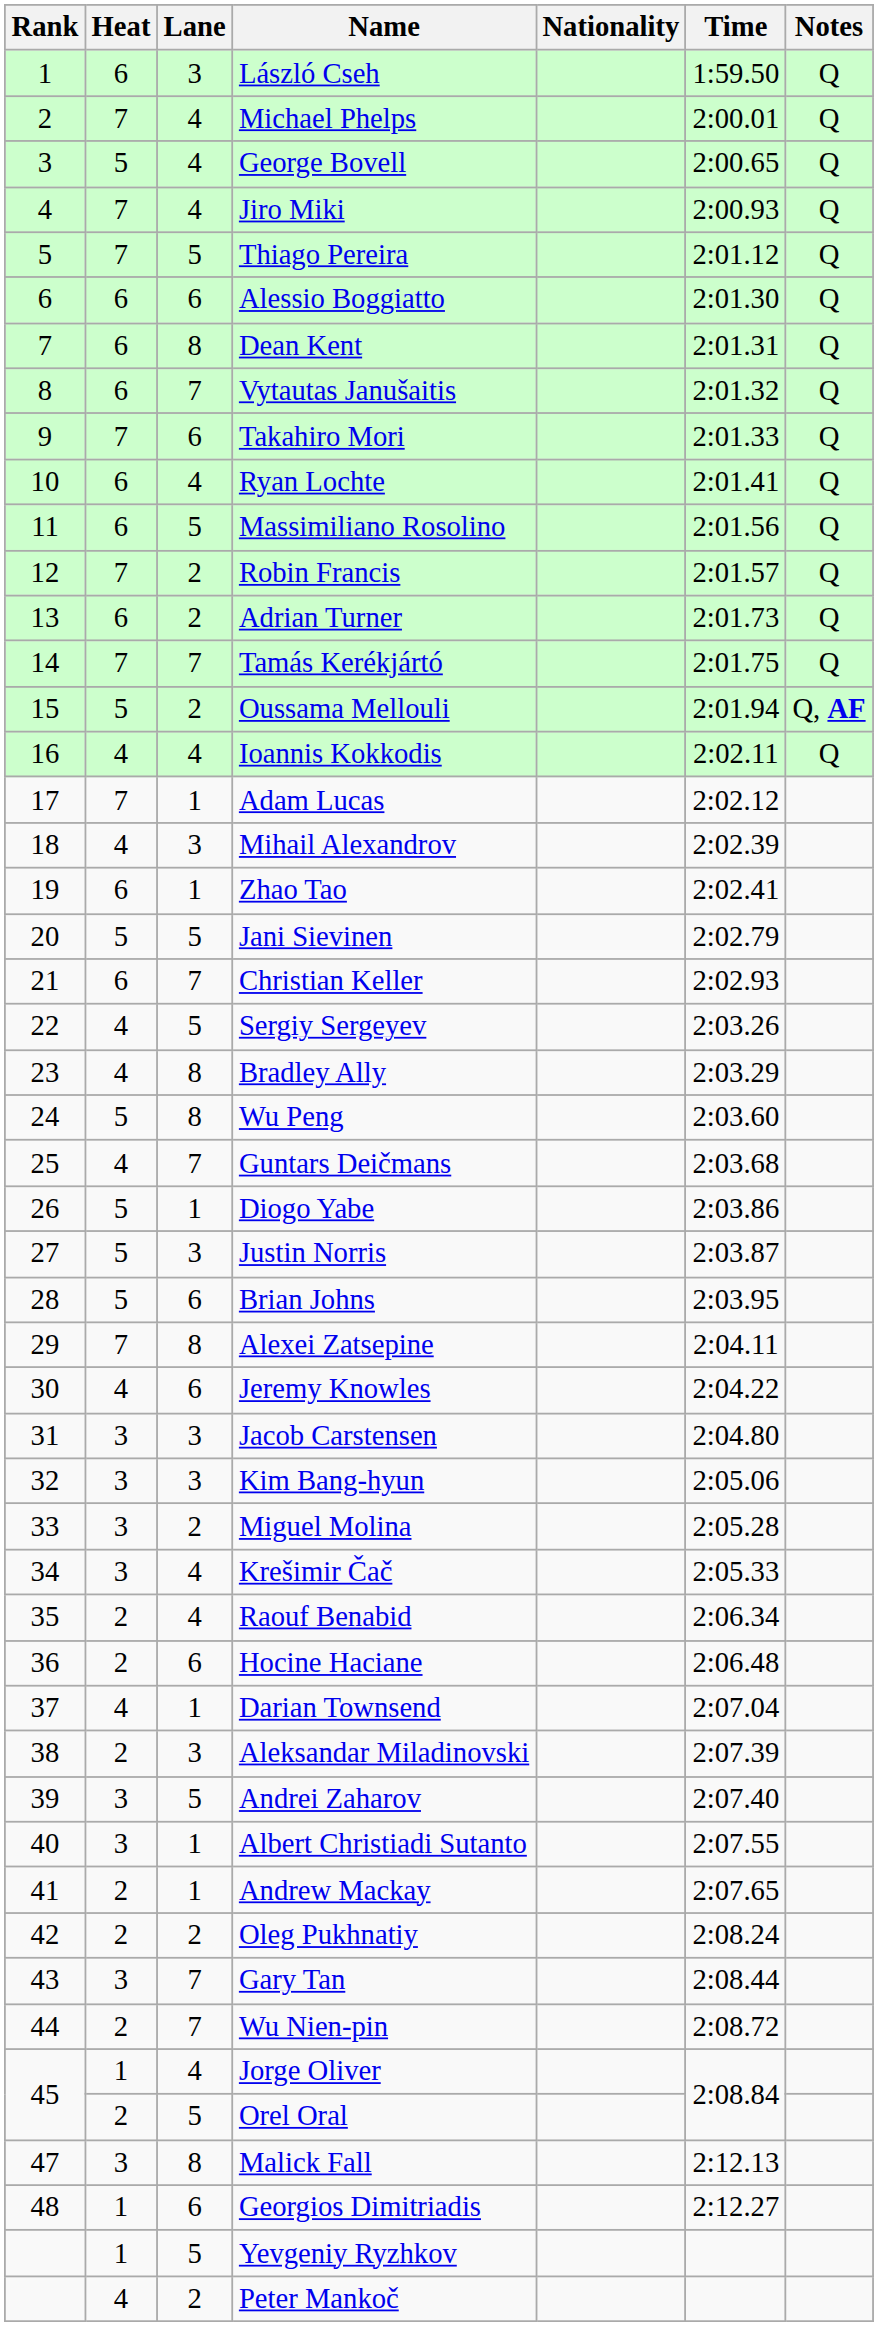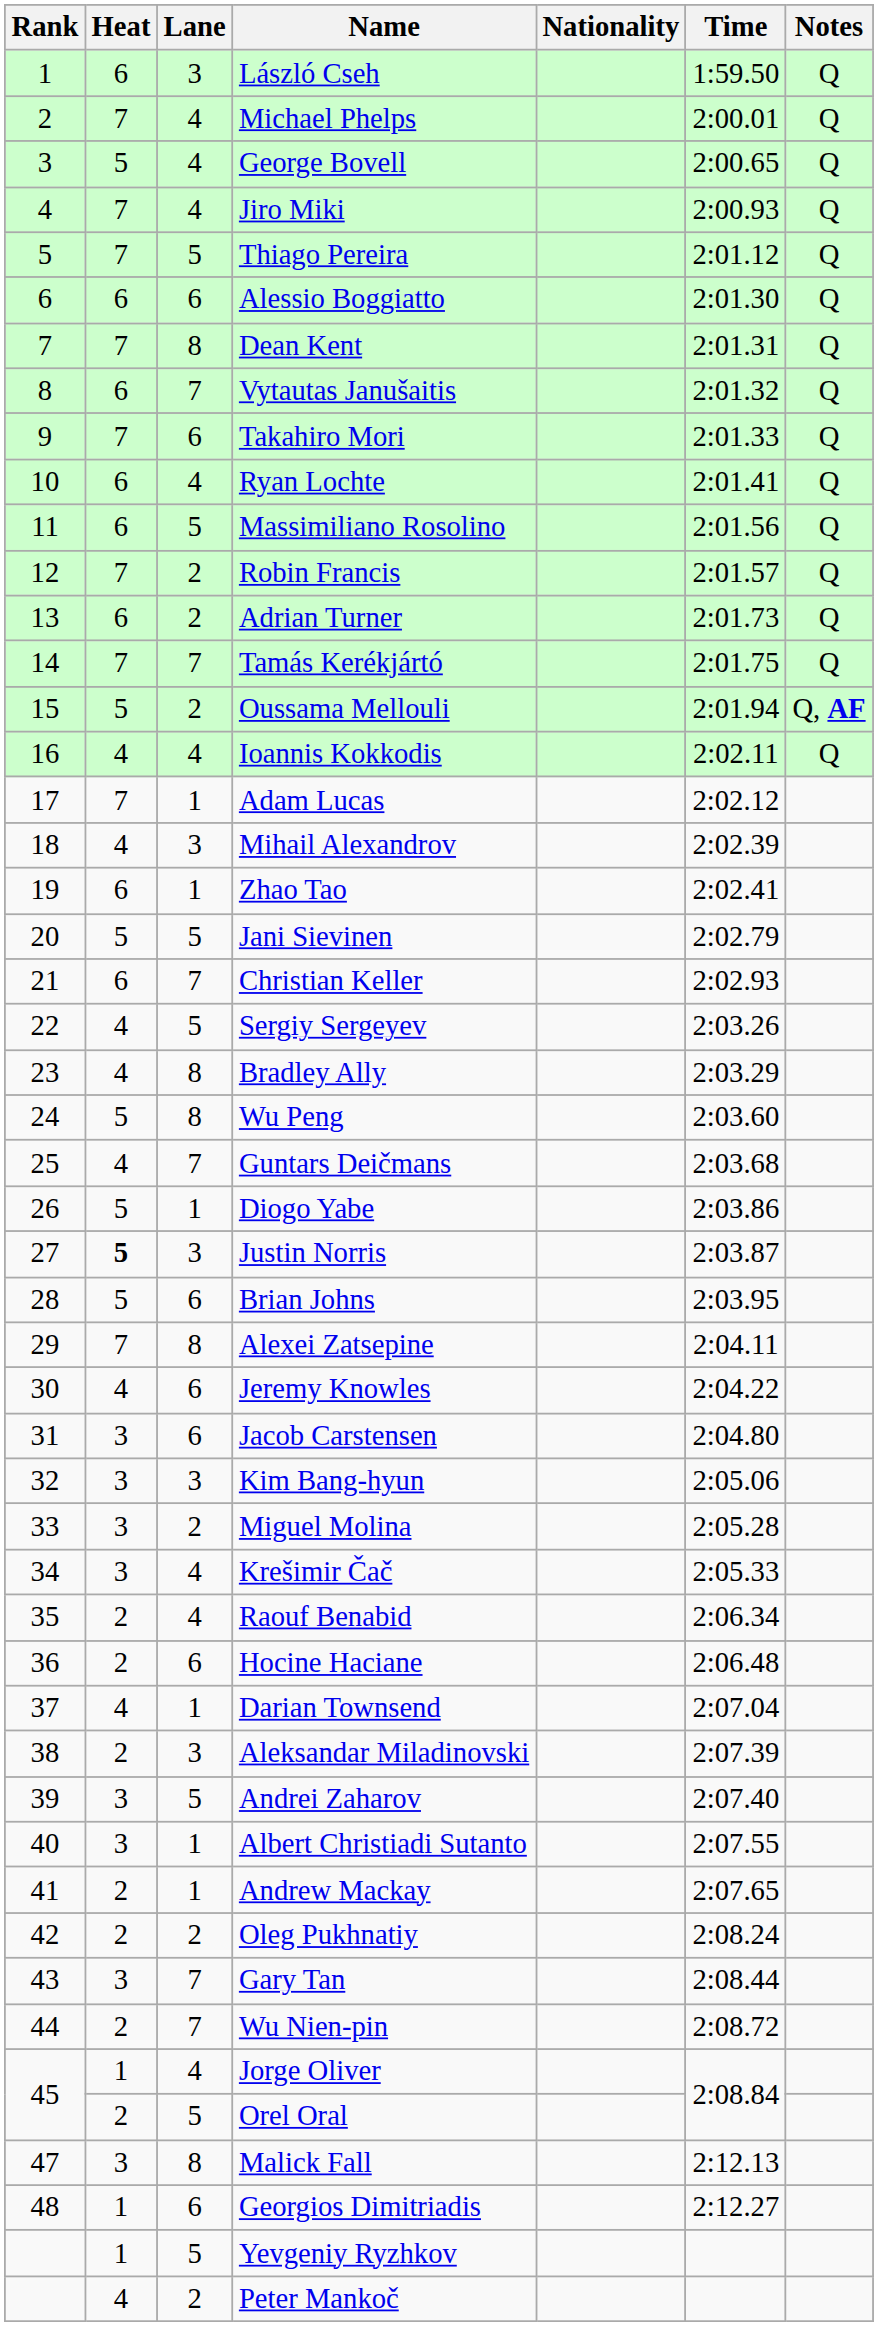(121, 345) 6 -> (121, 345) 7
(121, 1253) normal -> (121, 1253) bold
(195, 1435) 3 -> (195, 1435) 6
